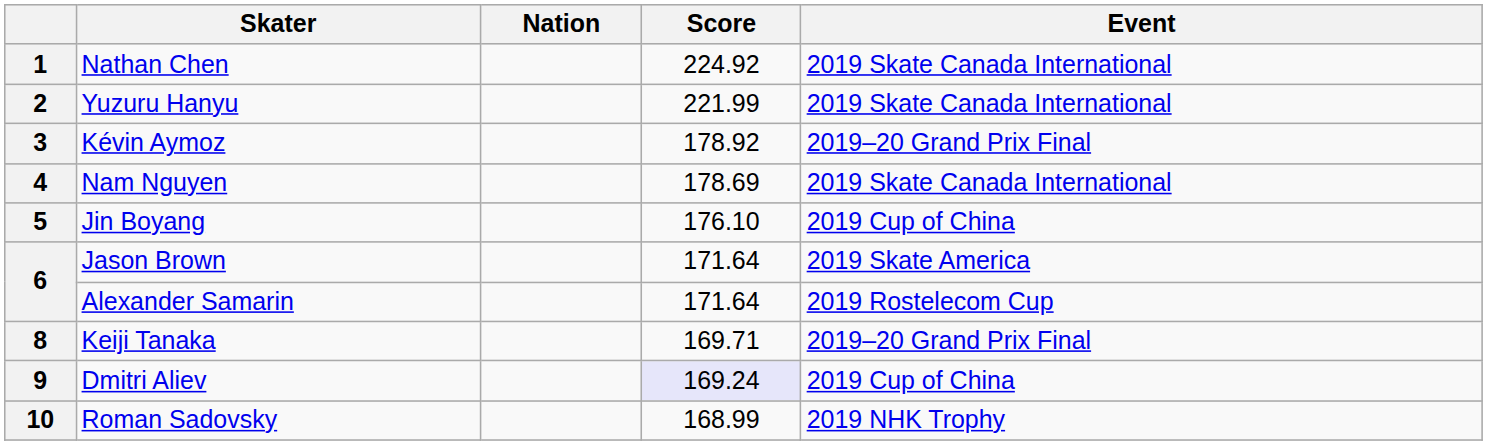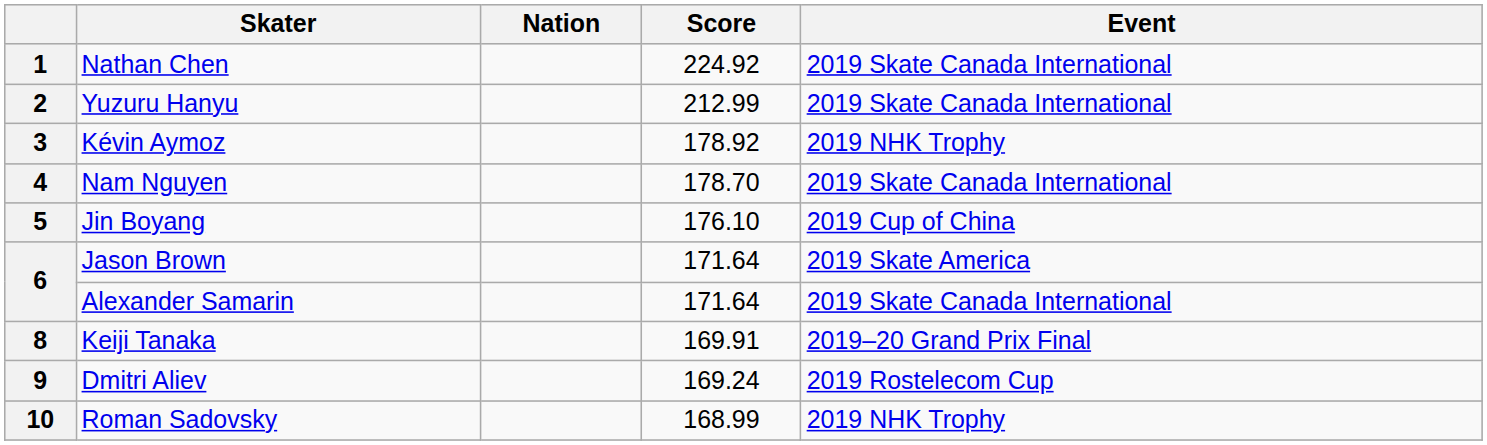(721, 103) 221.99 -> (721, 103) 212.99
(949, 143) 2019–20 Grand Prix Final -> (906, 143) 2019 NHK Trophy
(721, 182) 178.69 -> (721, 182) 178.70
(930, 301) 2019 Rostelecom Cup -> (989, 301) 2019 Skate Canada International
(721, 340) 169.71 -> (721, 340) 169.91
(721, 380) lavender background -> (721, 380) no background
(911, 380) 2019 Cup of China -> (930, 380) 2019 Rostelecom Cup
